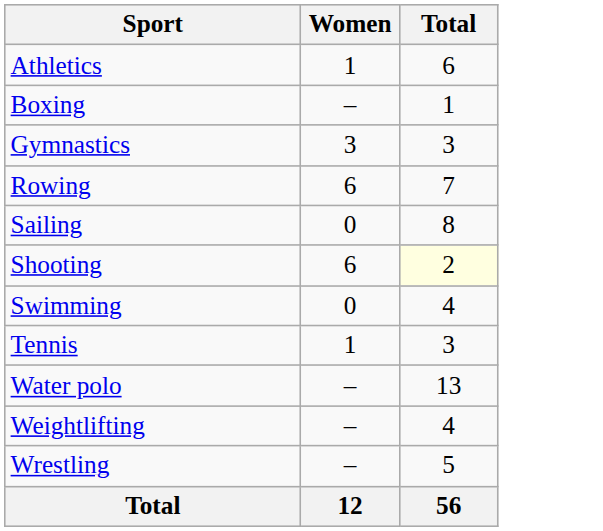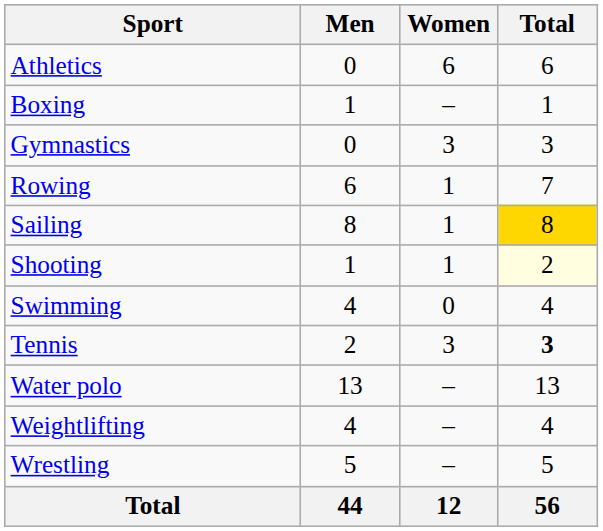+ column: (350, 24)
(350, 64) 1 -> (449, 64) 6
(350, 184) 6 -> (449, 184) 1
(350, 225) 0 -> (449, 225) 1
(449, 225) no background -> (547, 225) gold background
(350, 265) 6 -> (449, 265) 1
(350, 345) 1 -> (449, 345) 3
(449, 345) normal -> (547, 345) bold
